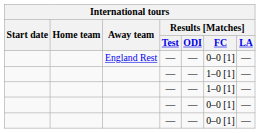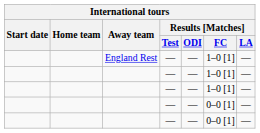(220, 58) 0–0 [1] -> (220, 58) 1–0 [1]
